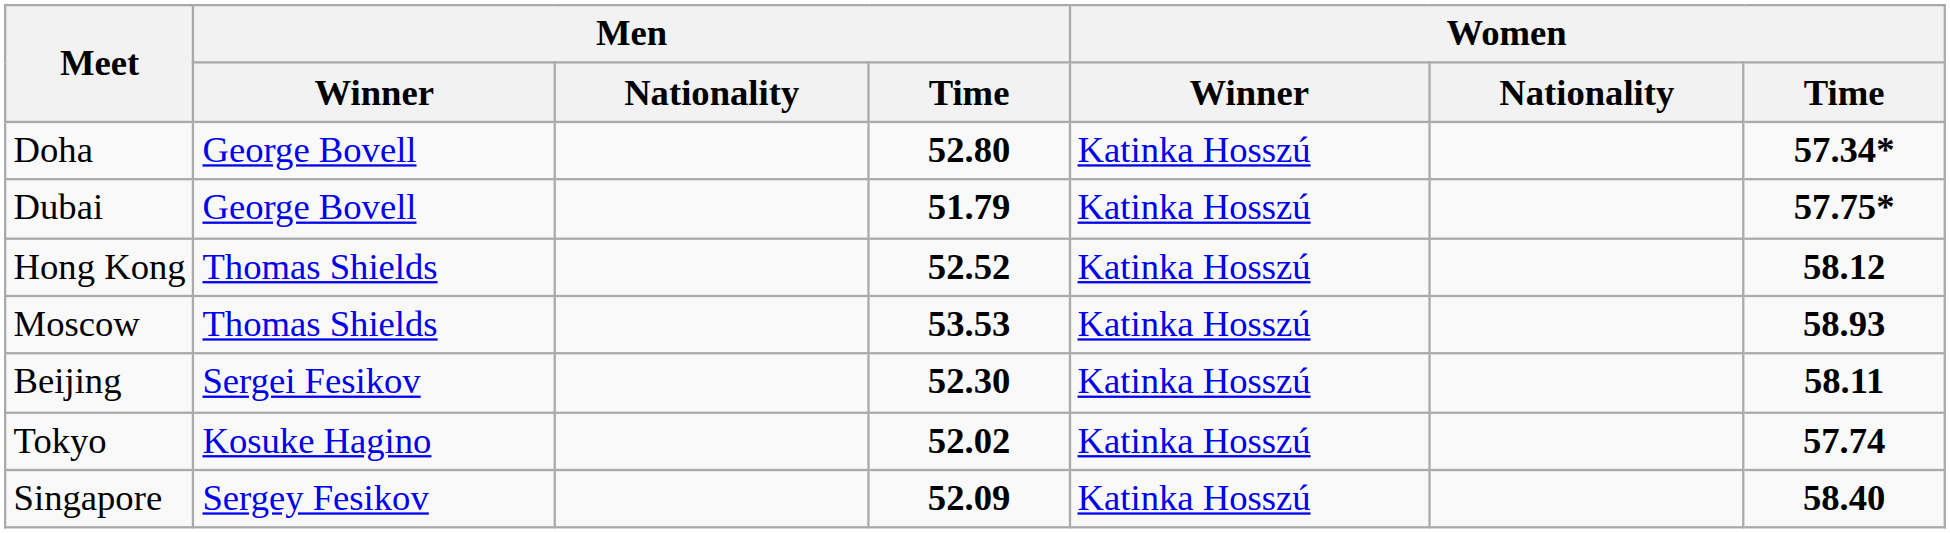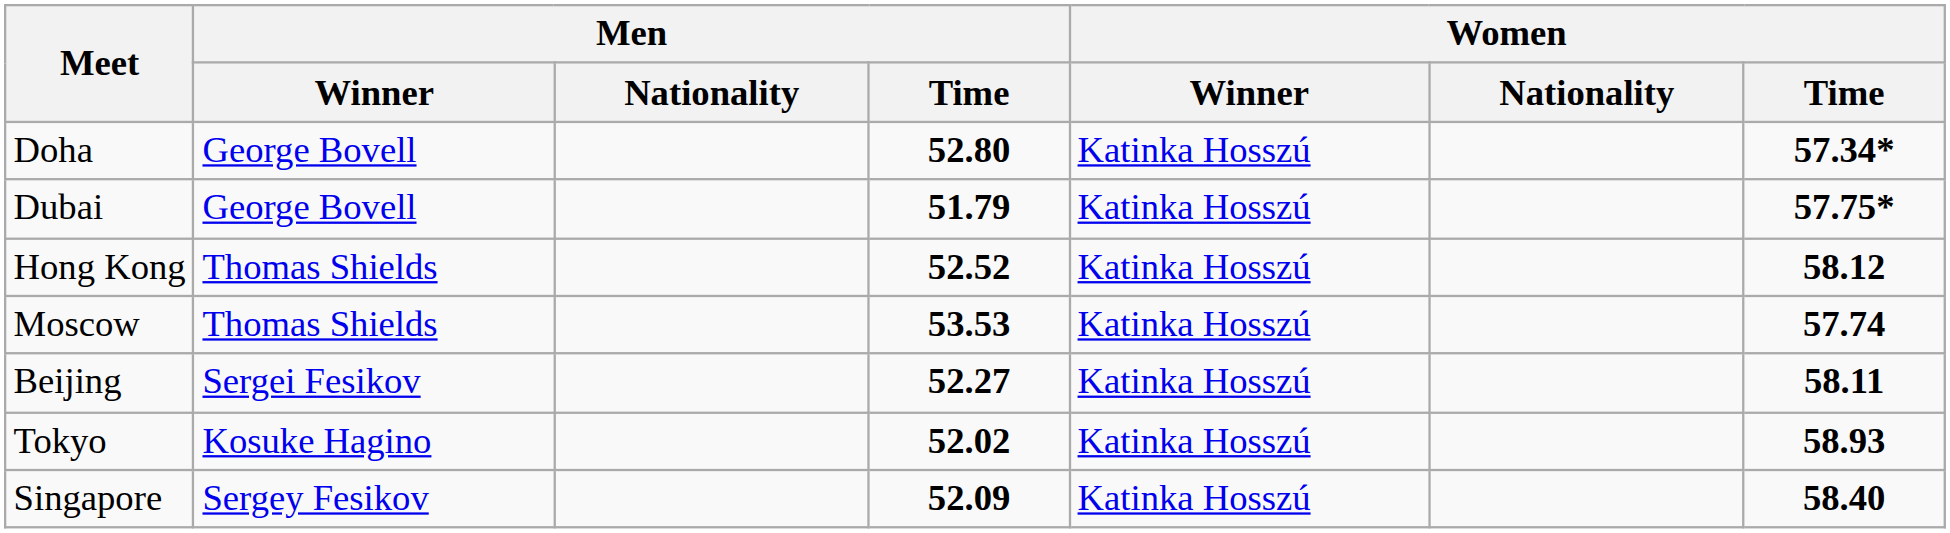(1844, 324) 58.93 -> (1844, 324) 57.74
(969, 382) 52.30 -> (969, 382) 52.27
(1844, 440) 57.74 -> (1844, 440) 58.93
